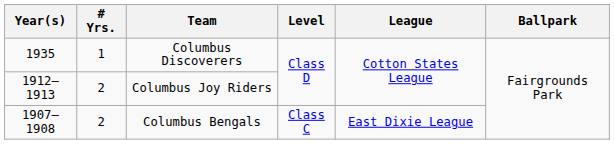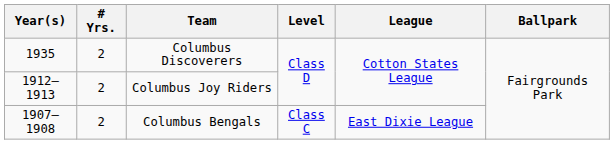(101, 55) 1 -> (101, 55) 2
